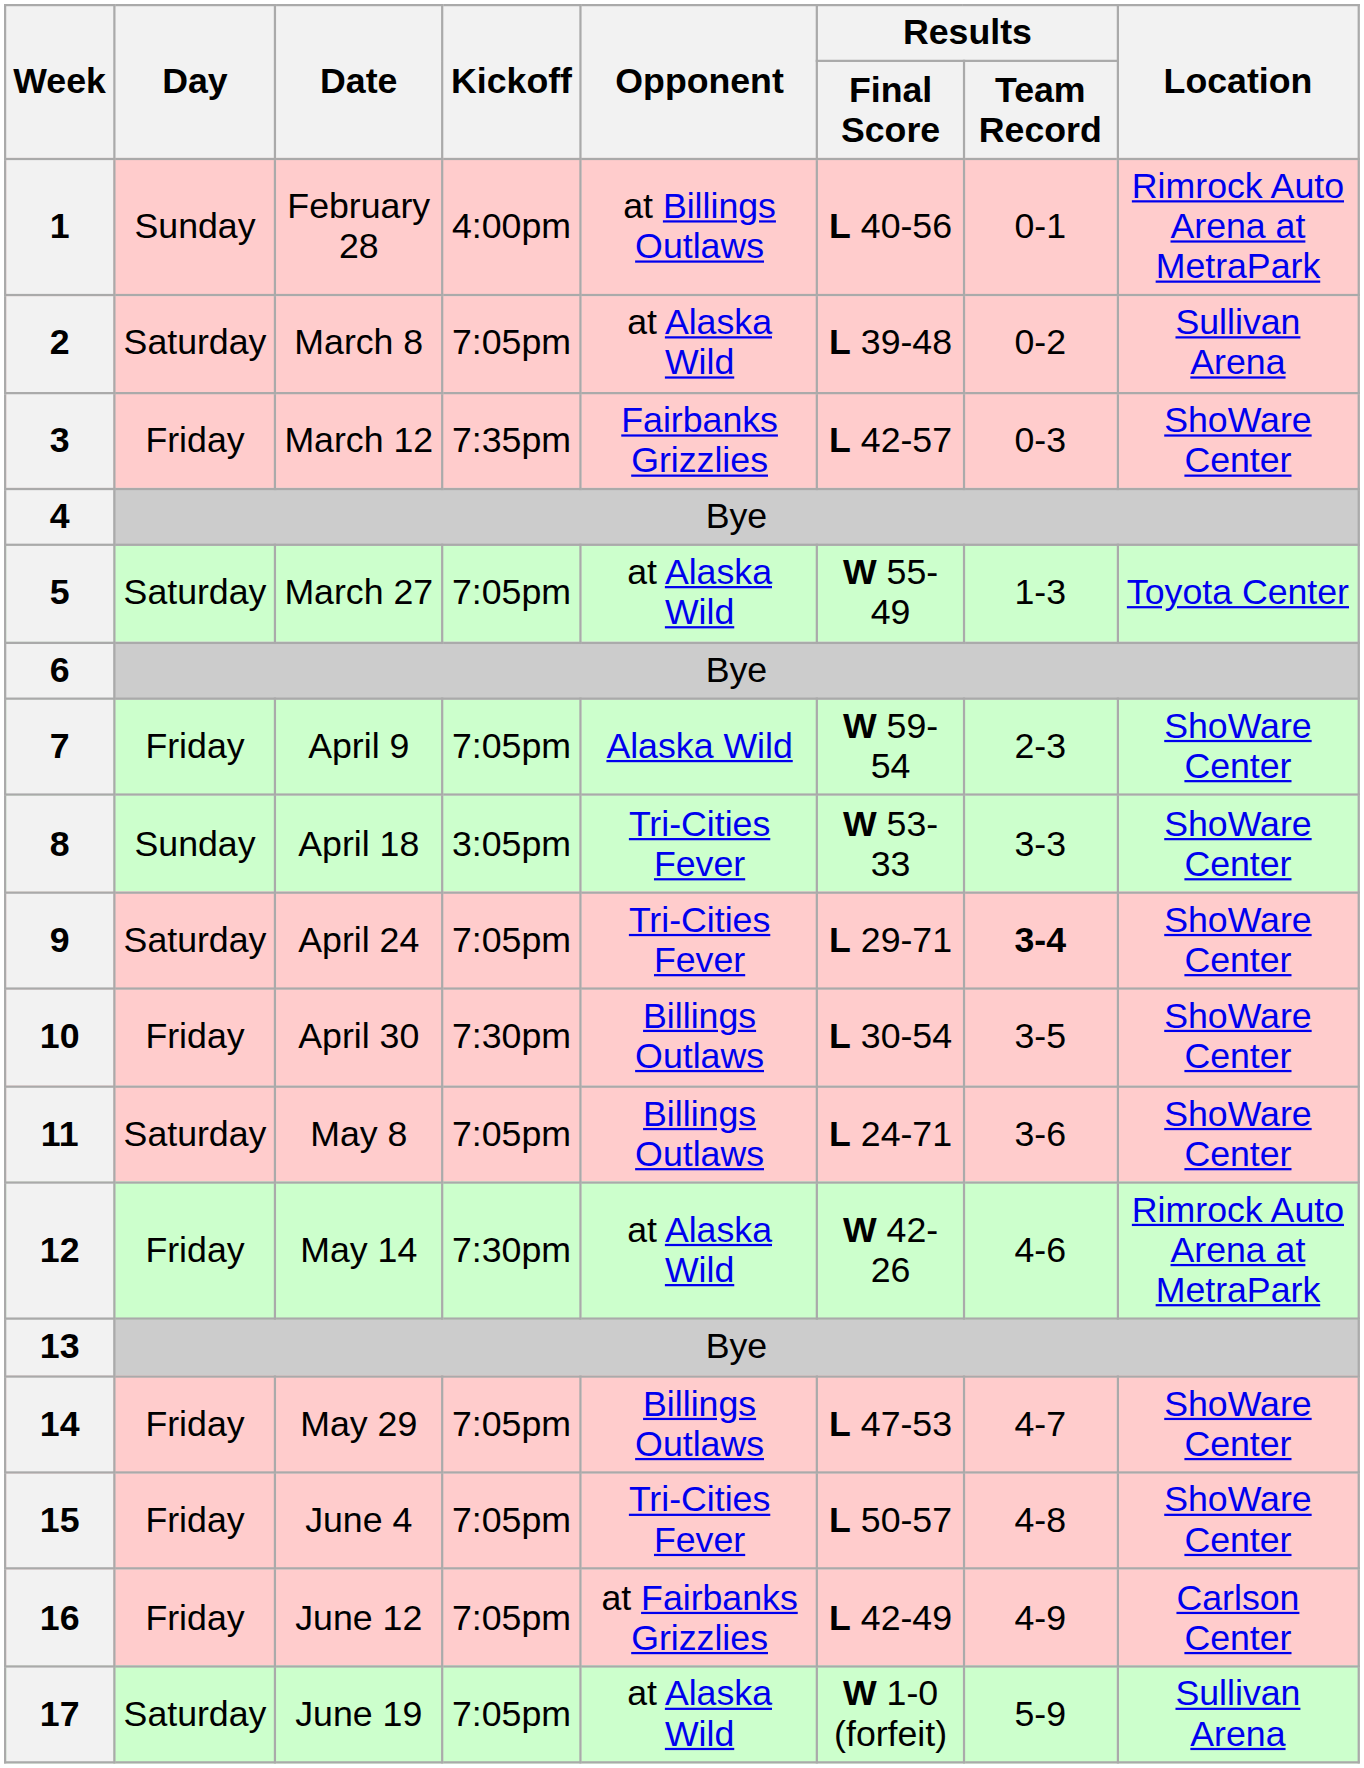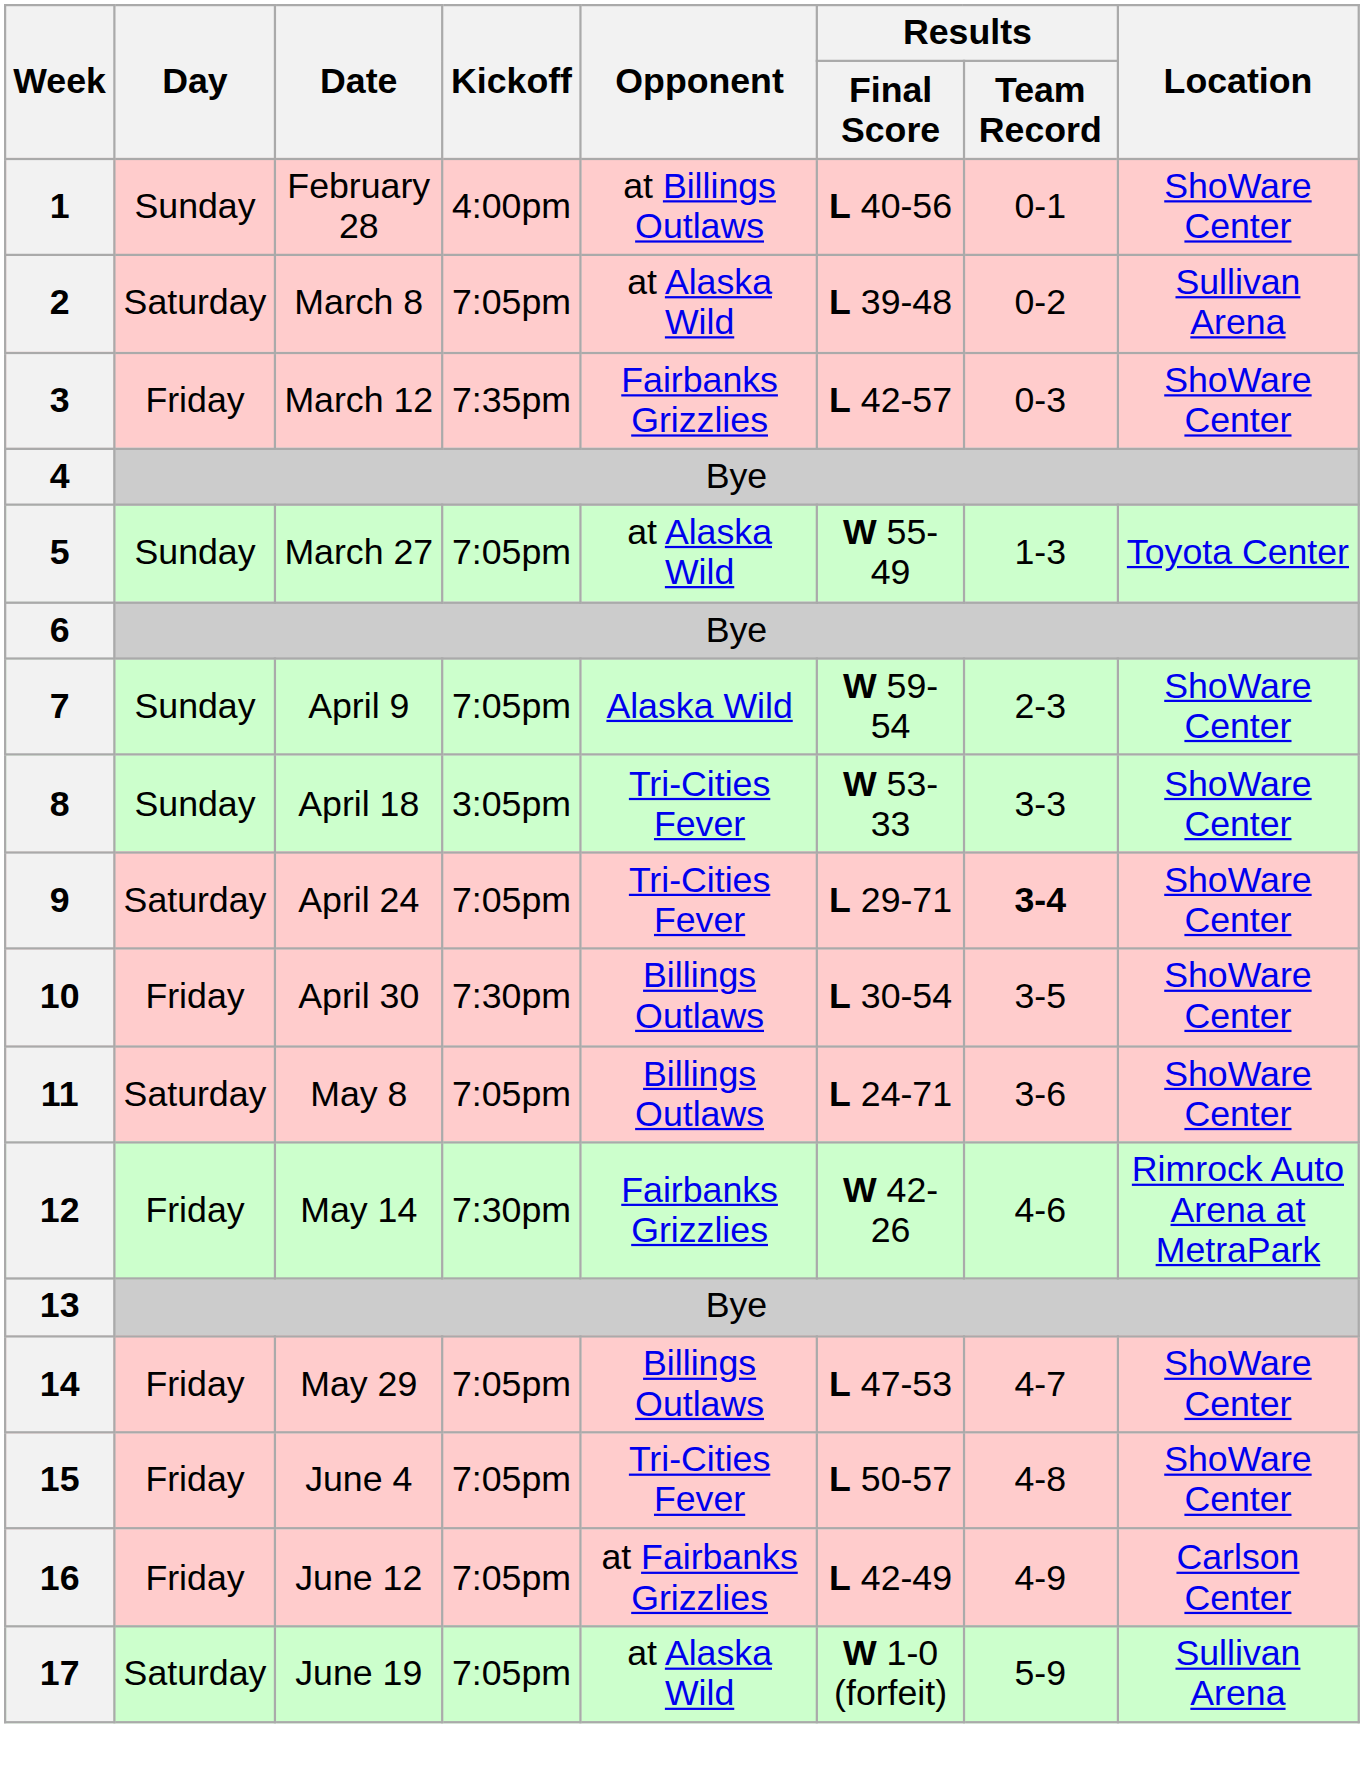(1238, 226) Rimrock Auto Arena at MetraPark -> (1238, 206) ShoWare Center
(195, 593) Saturday -> (195, 552) Sunday
(195, 746) Friday -> (195, 706) Sunday
(700, 1250) at Alaska Wild -> (700, 1209) Fairbanks Grizzlies
